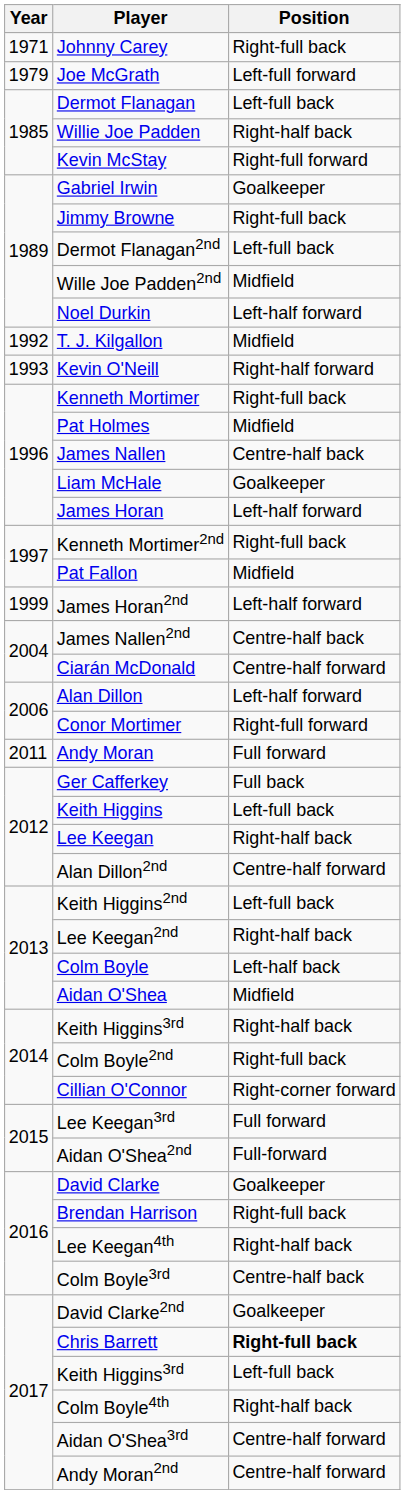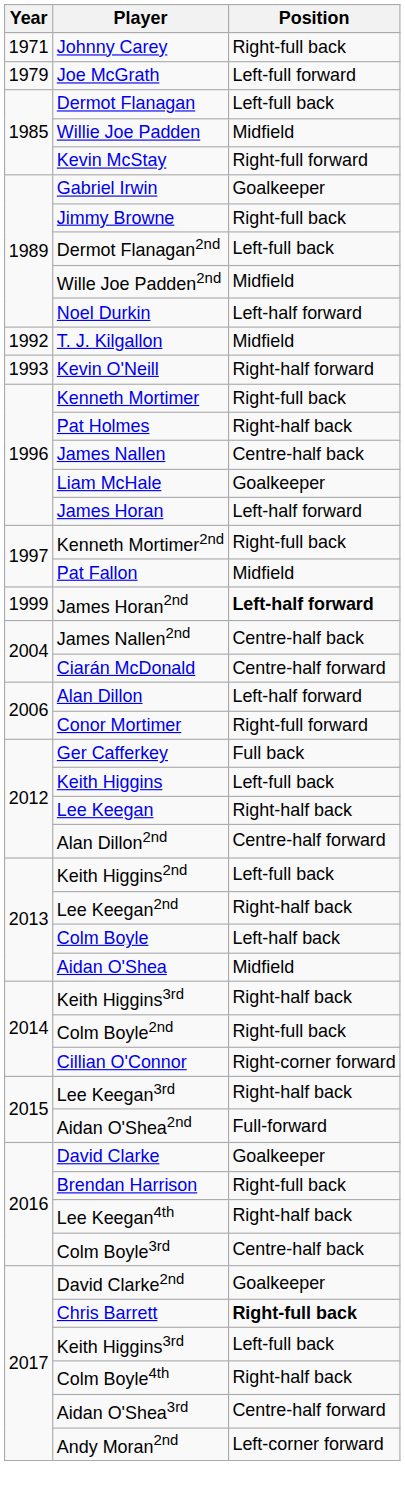(292, 132) Right-half back -> (263, 132) Midfield
(263, 426) Midfield -> (292, 426) Right-half back
(297, 604) normal -> (303, 604) bold
- row: (28, 753)
(279, 1121) Full forward -> (292, 1092) Right-half back
(309, 1472) Centre-half forward -> (308, 1444) Left-corner forward
